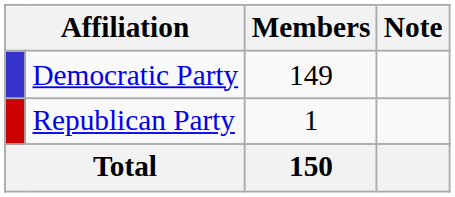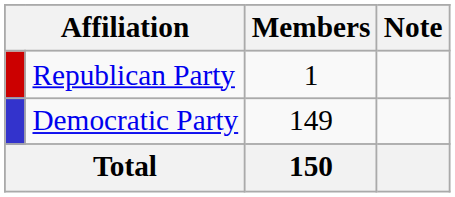rows swapped: (135, 74) <-> (134, 120)
